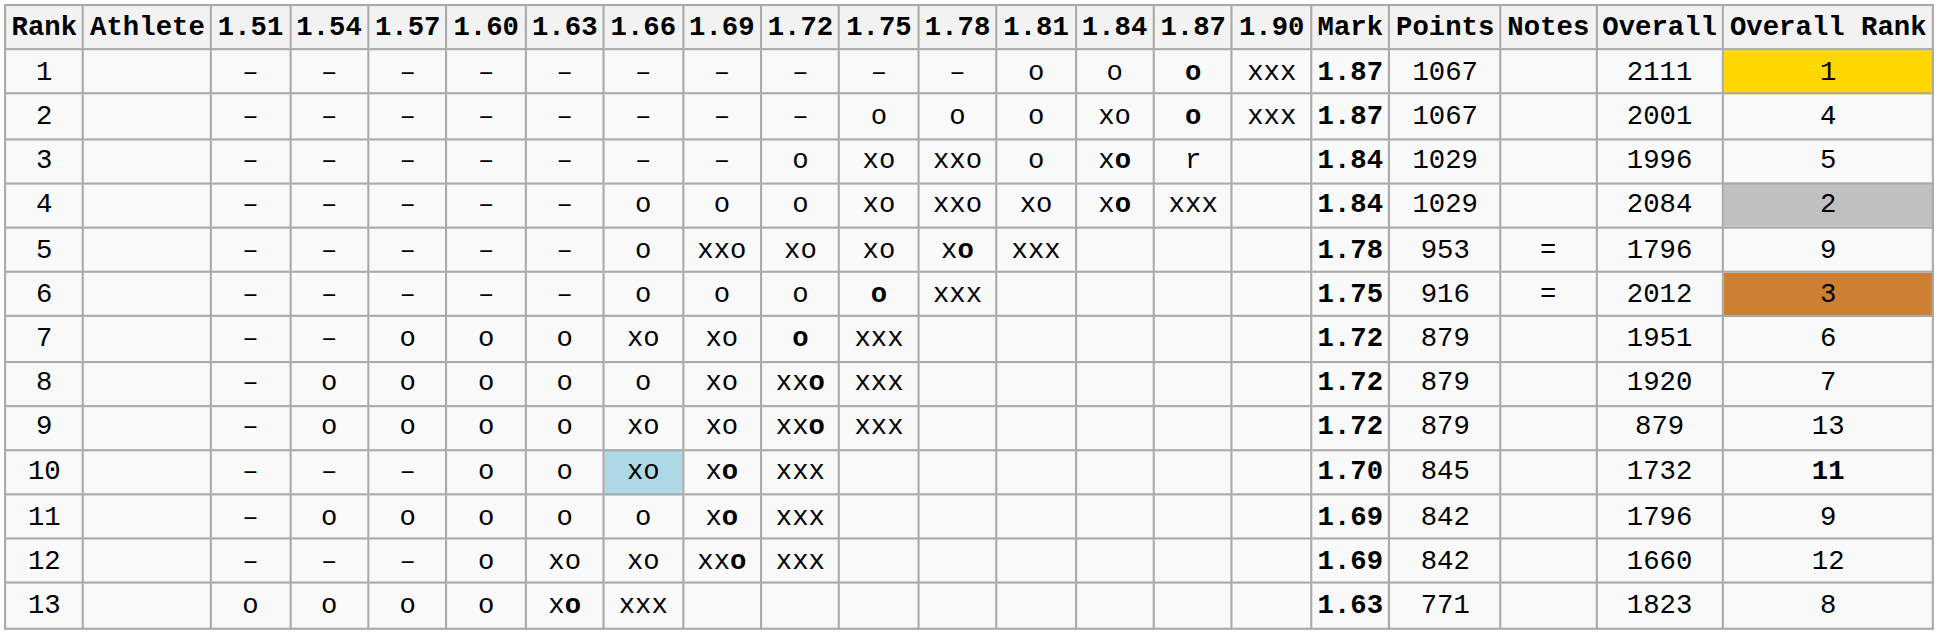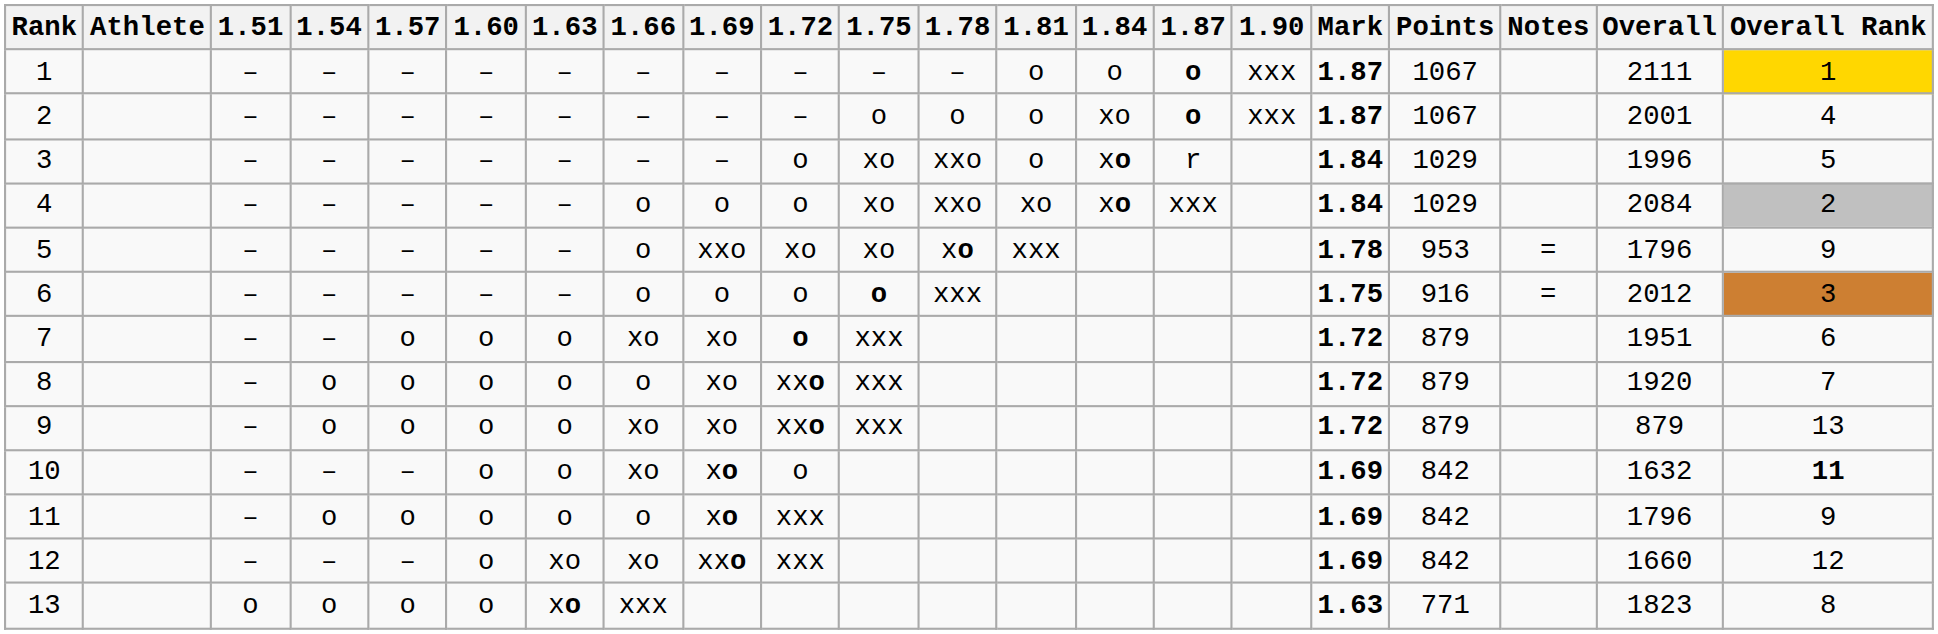(643, 472) lightblue background -> (643, 472) no background
(800, 472) xxx -> (800, 472) o
(1350, 472) 1.70 -> (1350, 472) 1.69
(1445, 472) 845 -> (1445, 472) 842
(1660, 472) 1732 -> (1660, 472) 1632
